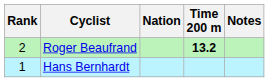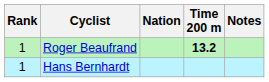(22, 47) 2 -> (22, 47) 1
